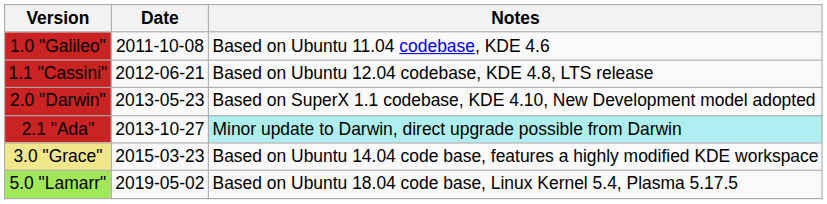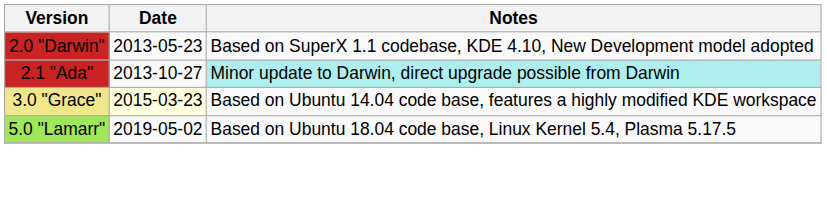- row: (58, 45)
- row: (58, 73)
(160, 156) no background -> (158, 101) lightyellow background
